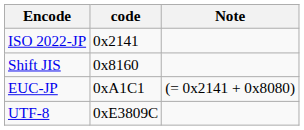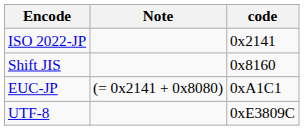columns swapped: (126, 16) <-> (230, 16)
